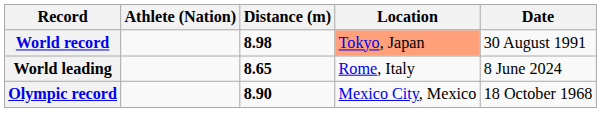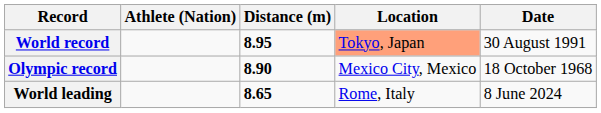(258, 42) 8.98 -> (258, 42) 8.95
rows swapped: (63, 94) <-> (63, 68)
